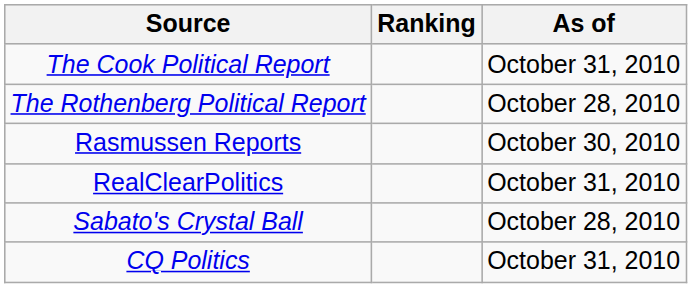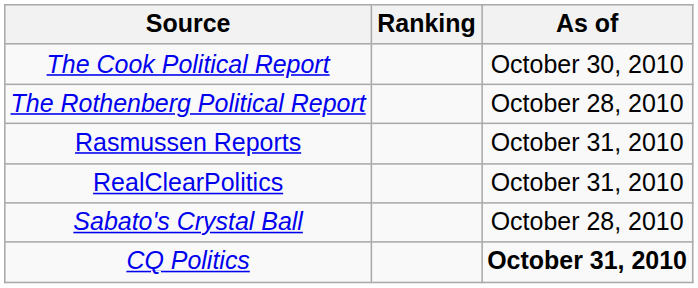(584, 63) October 31, 2010 -> (587, 63) October 30, 2010
(584, 143) October 30, 2010 -> (587, 143) October 31, 2010
(584, 261) normal -> (587, 261) bold
